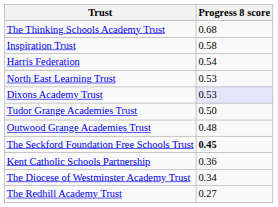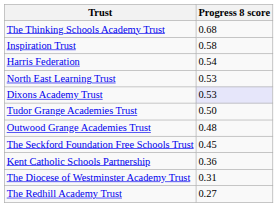(208, 144) bold -> (208, 144) normal
(208, 177) 0.34 -> (208, 177) 0.31
